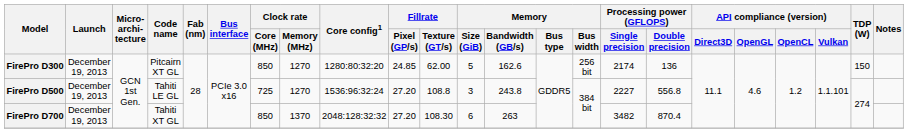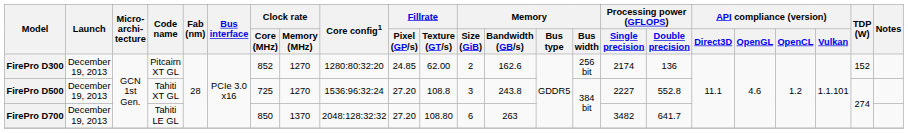(265, 66) 850 -> (265, 66) 852
(471, 66) 5 -> (471, 66) 2
(862, 66) 150 -> (862, 66) 152
(166, 91) Tahiti LE GL -> (166, 91) Tahiti XT GL
(669, 91) 556.8 -> (669, 91) 552.8
(166, 115) Tahiti XT GL -> (166, 115) Tahiti LE GL
(439, 115) 108.30 -> (439, 115) 108.80
(669, 115) 870.4 -> (669, 115) 641.7
